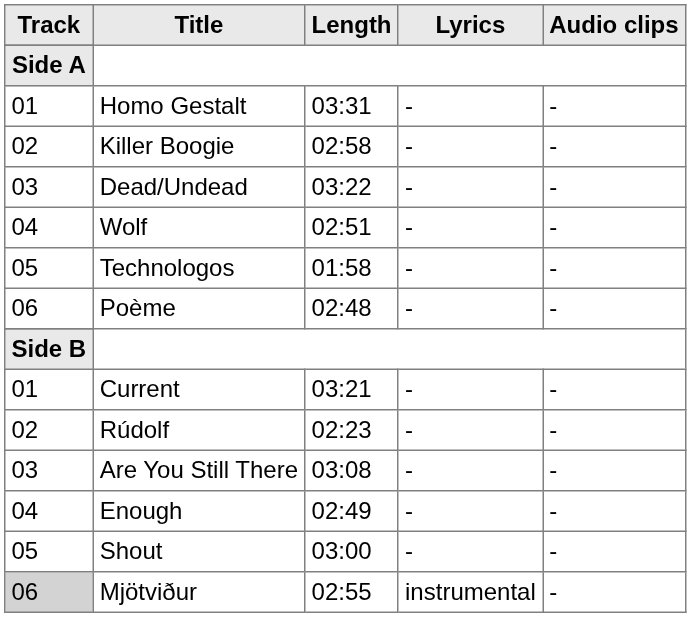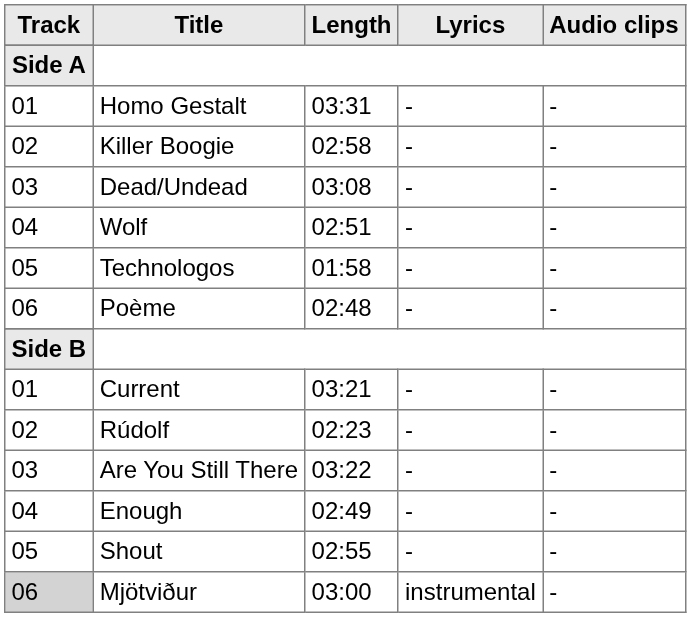(342, 186) 03:22 -> (342, 186) 03:08
(342, 470) 03:08 -> (342, 470) 03:22
(342, 551) 03:00 -> (342, 551) 02:55
(342, 591) 02:55 -> (342, 591) 03:00
